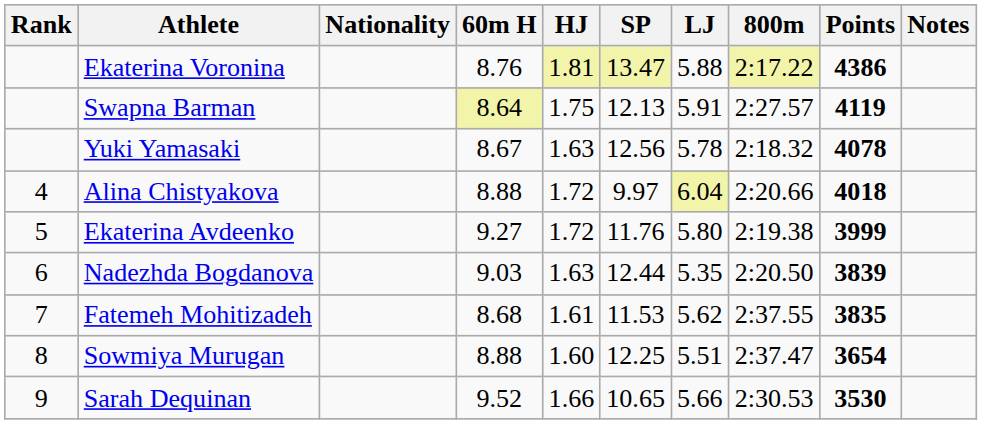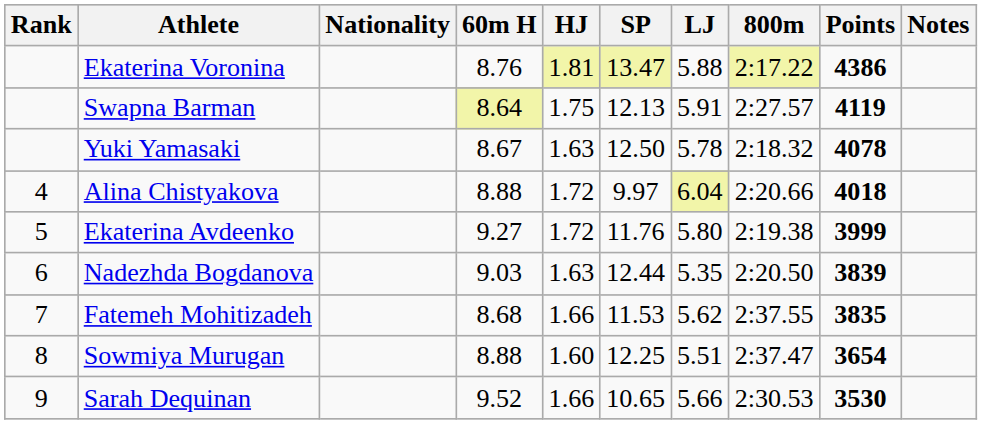(636, 149) 12.56 -> (636, 149) 12.50
(571, 314) 1.61 -> (571, 314) 1.66
